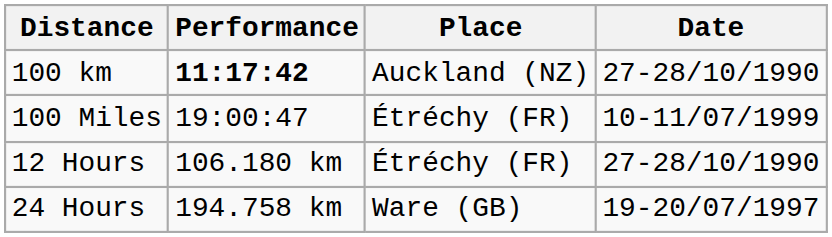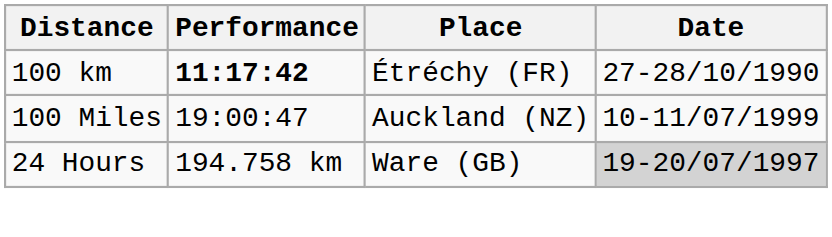(481, 73) Auckland (NZ) -> (472, 73) Étréchy (FR)
(472, 118) Étréchy (FR) -> (481, 118) Auckland (NZ)
- row: (78, 164)
(711, 209) no background -> (711, 164) lightgrey background
